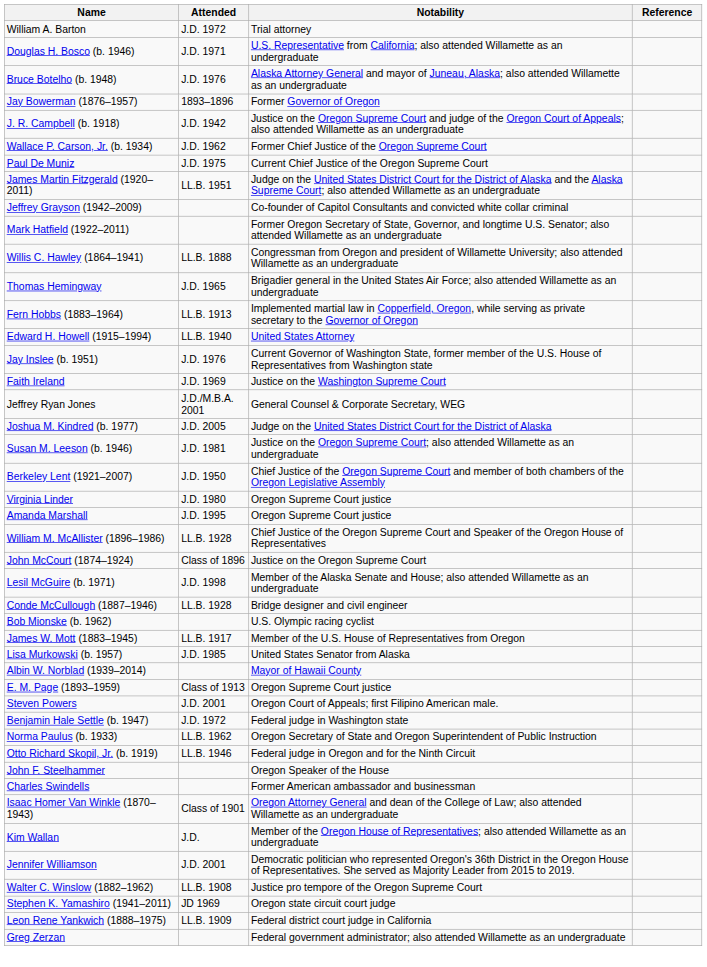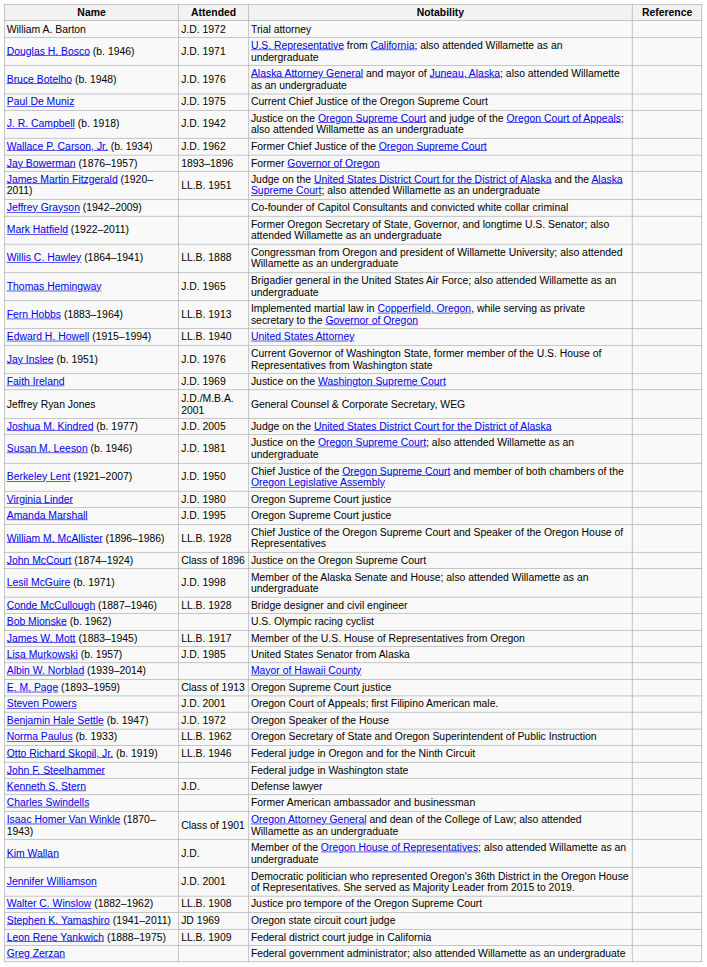rows swapped: (72, 102) <-> (41, 163)
(330, 720) Federal judge in Washington state -> (320, 720) Oregon Speaker of the House
(320, 770) Oregon Speaker of the House -> (330, 770) Federal judge in Washington state
+ row: (46, 786)
